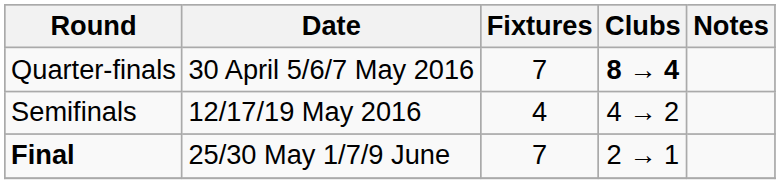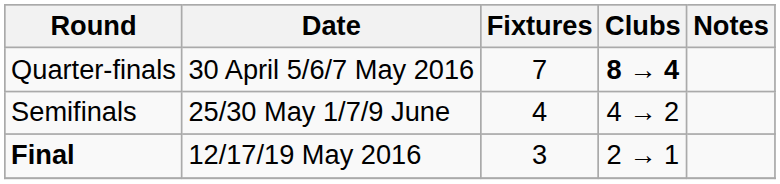(305, 112) 12/17/19 May 2016 -> (319, 112) 25/30 May 1/7/9 June
(319, 155) 25/30 May 1/7/9 June -> (305, 155) 12/17/19 May 2016
(540, 155) 7 -> (540, 155) 3
